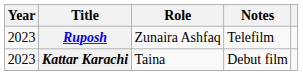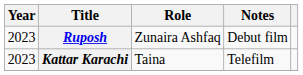(251, 37) Telefilm -> (258, 37) Debut film
(258, 59) Debut film -> (251, 59) Telefilm
